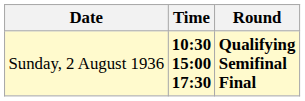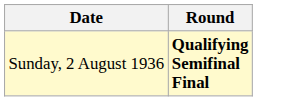- column: (191, 17)
